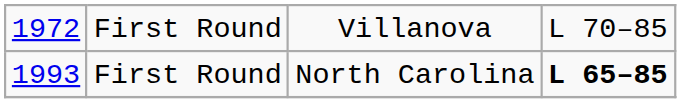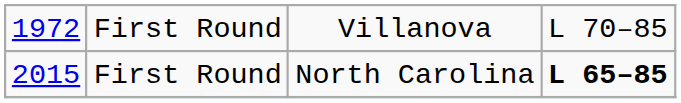(46, 75) 1993 -> (46, 75) 2015
